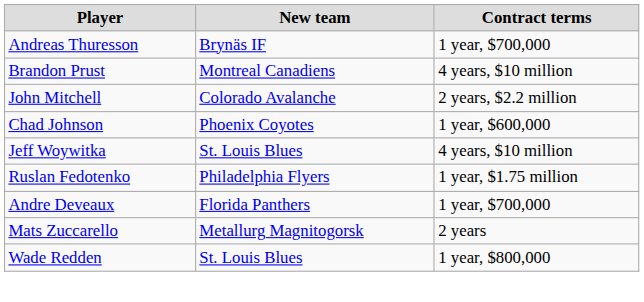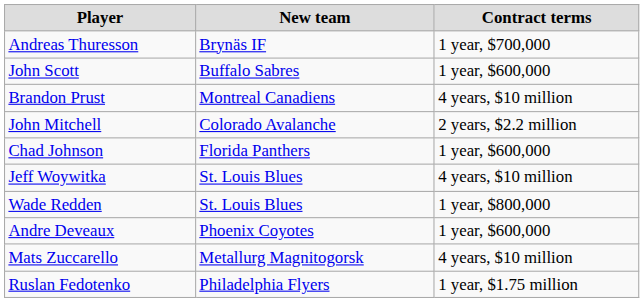+ row: (44, 71)
(257, 124) Phoenix Coyotes -> (255, 151) Florida Panthers
rows swapped: (69, 177) <-> (55, 257)
(255, 204) Florida Panthers -> (257, 230) Phoenix Coyotes
(494, 204) 1 year, $700,000 -> (494, 230) 1 year, $600,000
(462, 230) 2 years -> (505, 257) 4 years, $10 million
